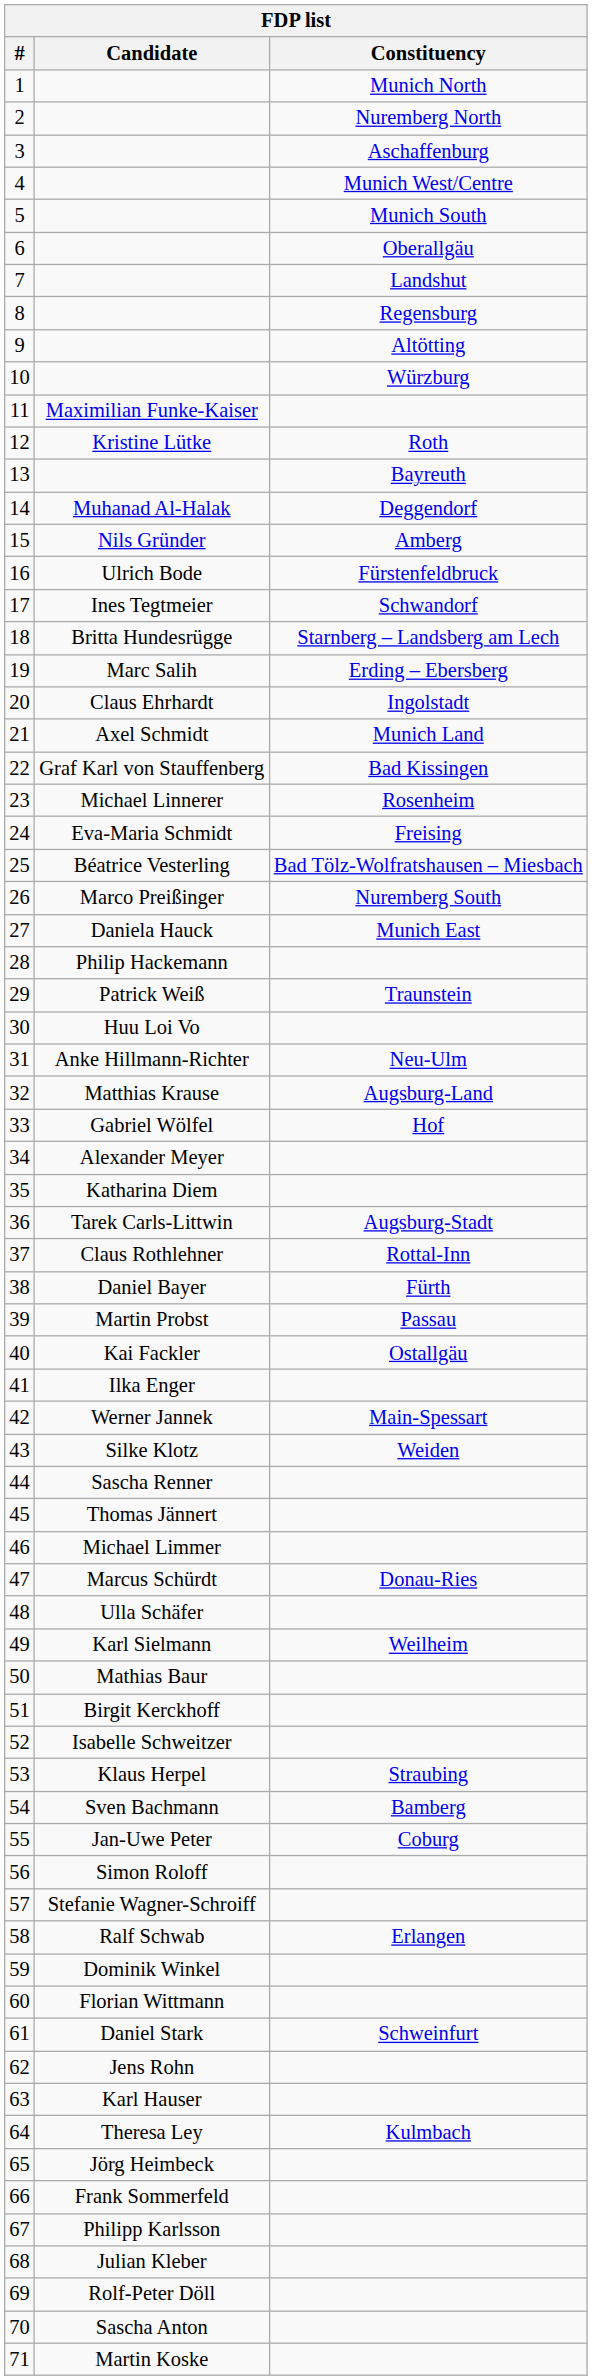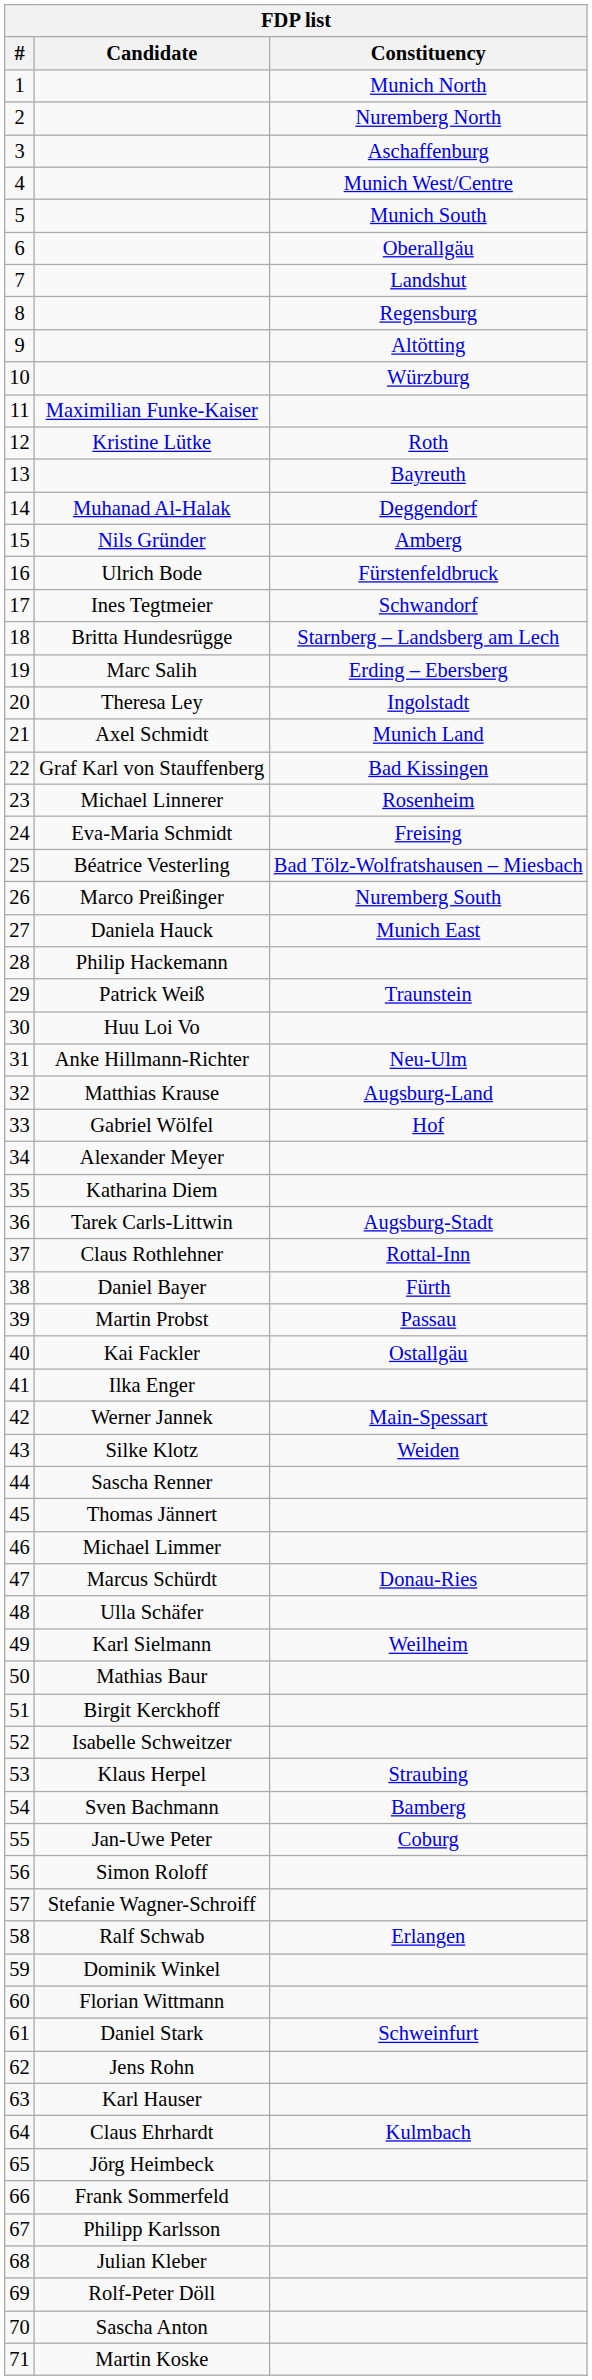(152, 702) Claus Ehrhardt -> (152, 702) Theresa Ley
(152, 2131) Theresa Ley -> (152, 2131) Claus Ehrhardt
